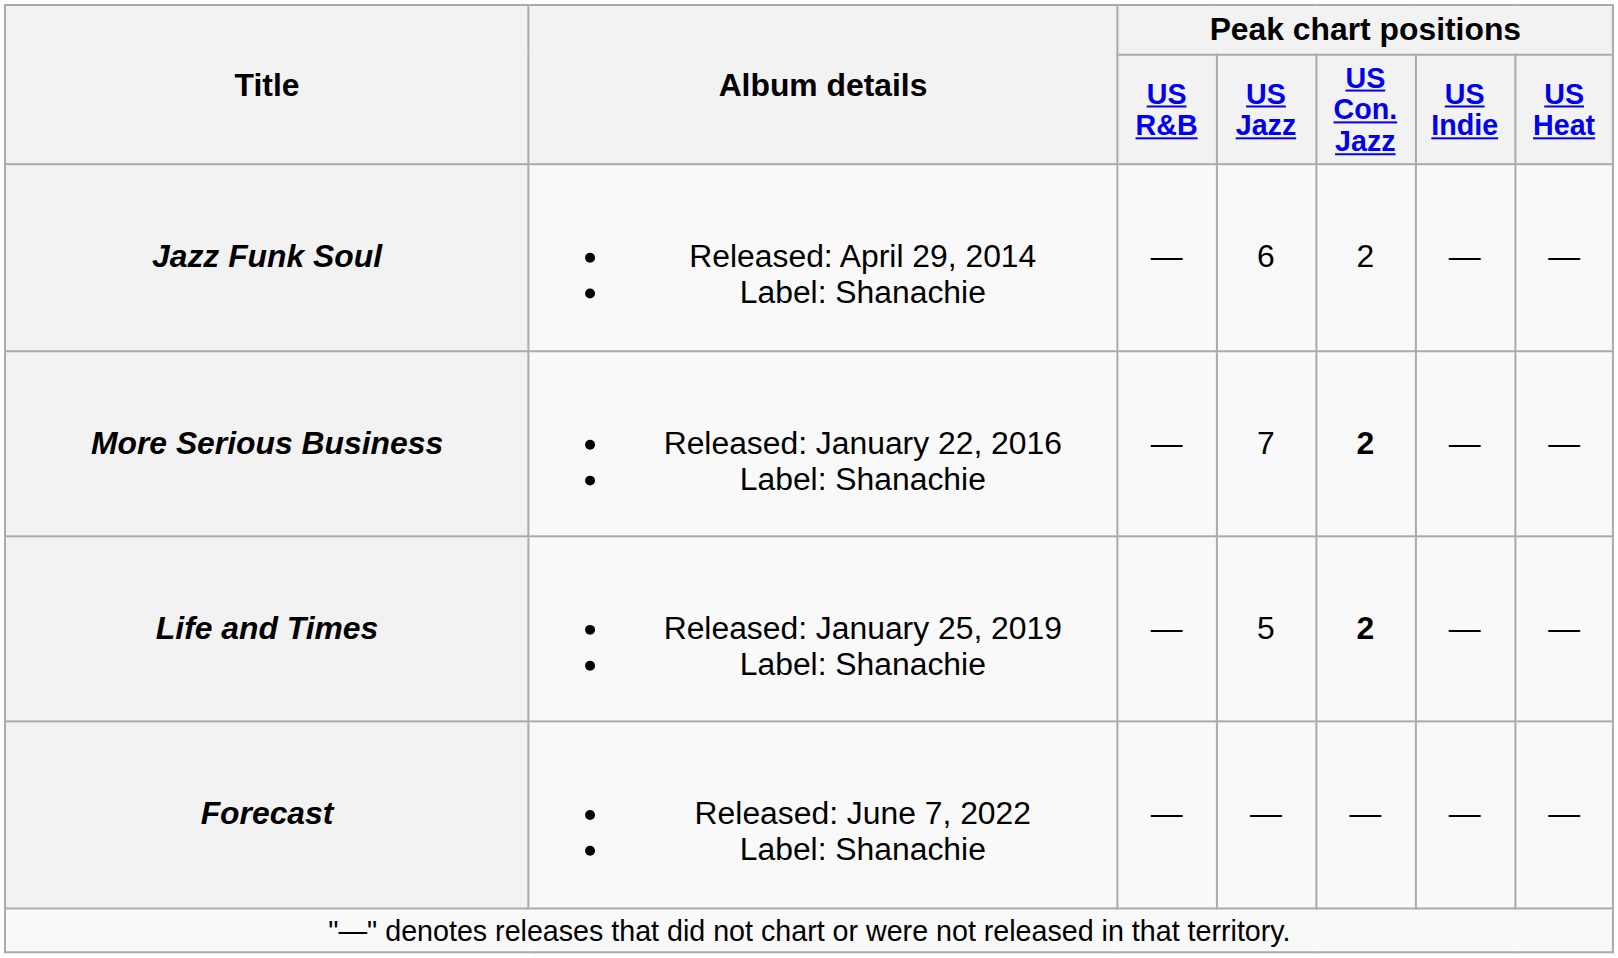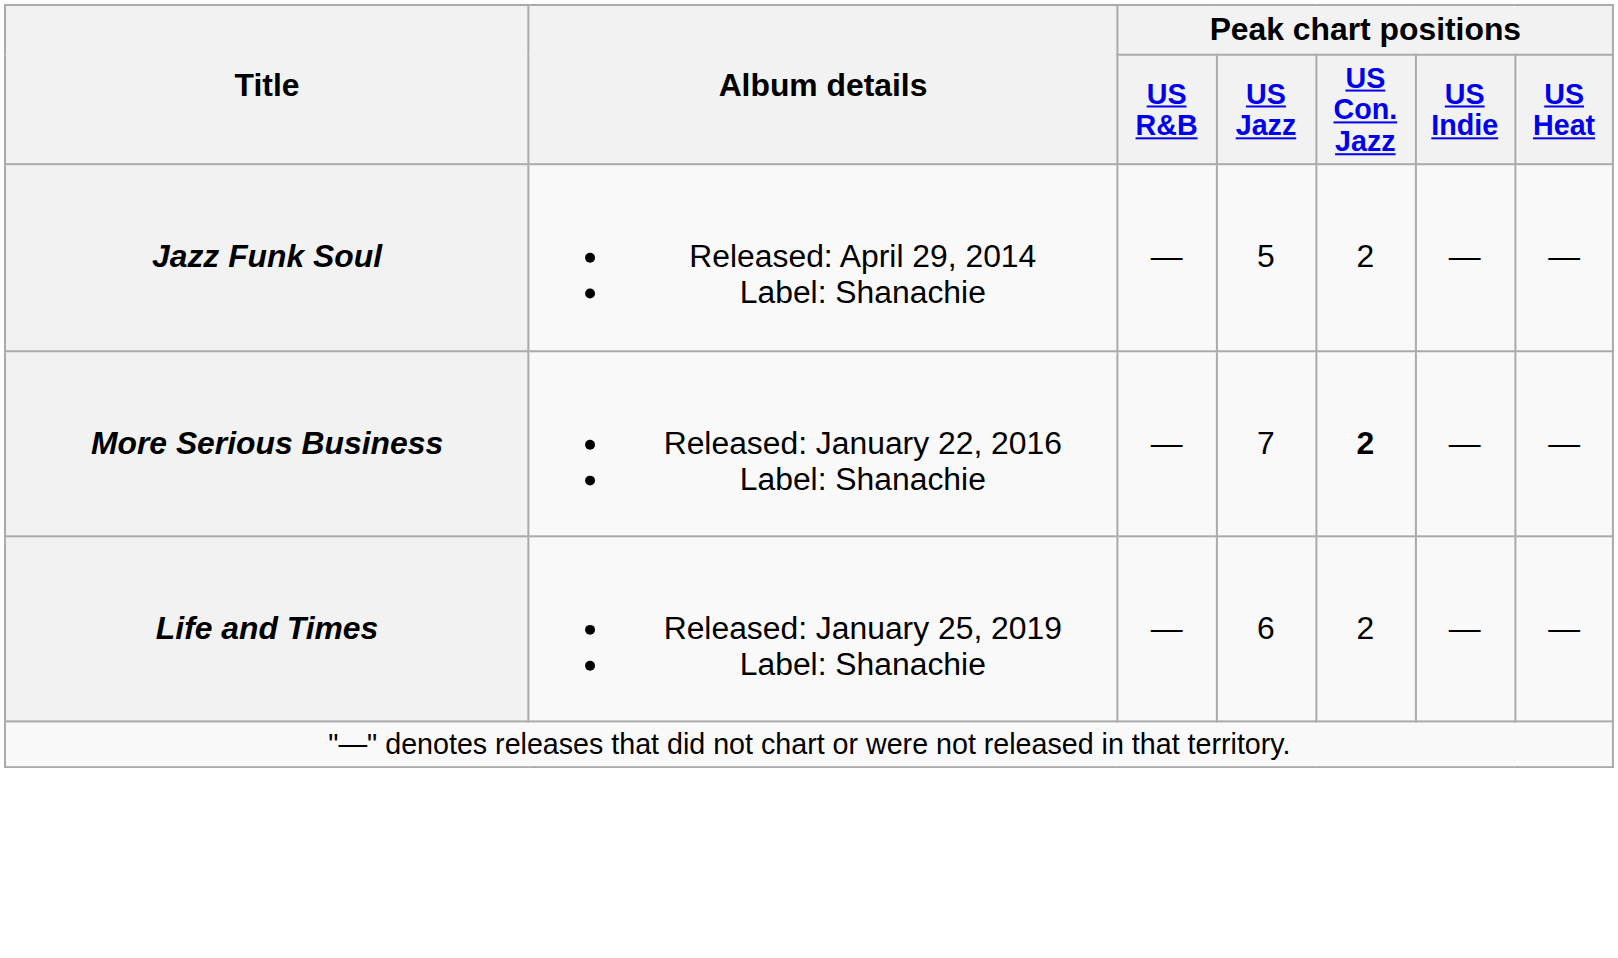(1266, 256) 6 -> (1266, 256) 5
(1266, 628) 5 -> (1266, 628) 6
(1365, 628) bold -> (1365, 628) normal
- row: (267, 814)
